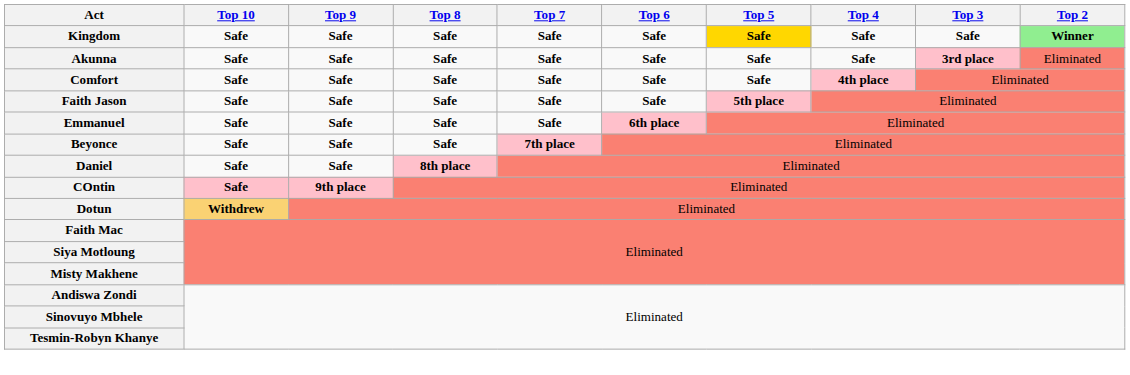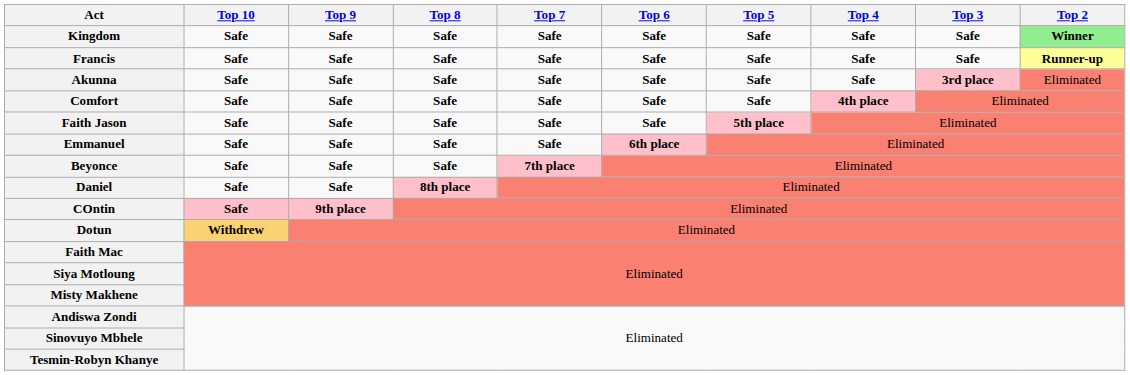(759, 36) gold background -> (759, 36) no background
+ row: (94, 57)
